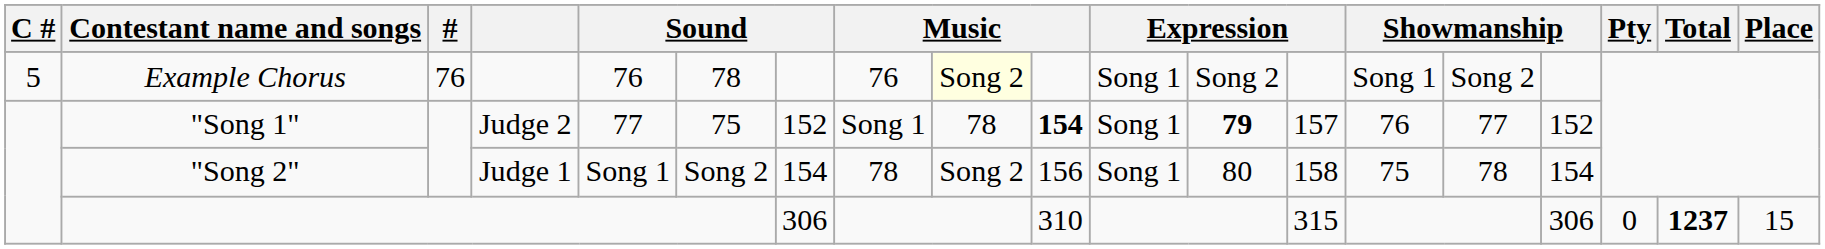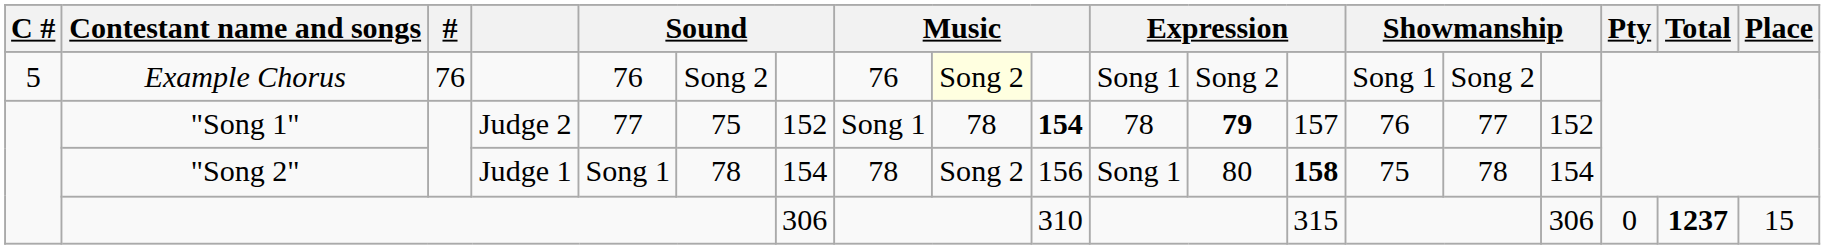(726, 76) 78 -> (726, 76) Song 2
(1139, 123) Song 1 -> (1139, 123) 78
(726, 171) Song 2 -> (726, 171) 78
(1316, 171) normal -> (1316, 171) bold
